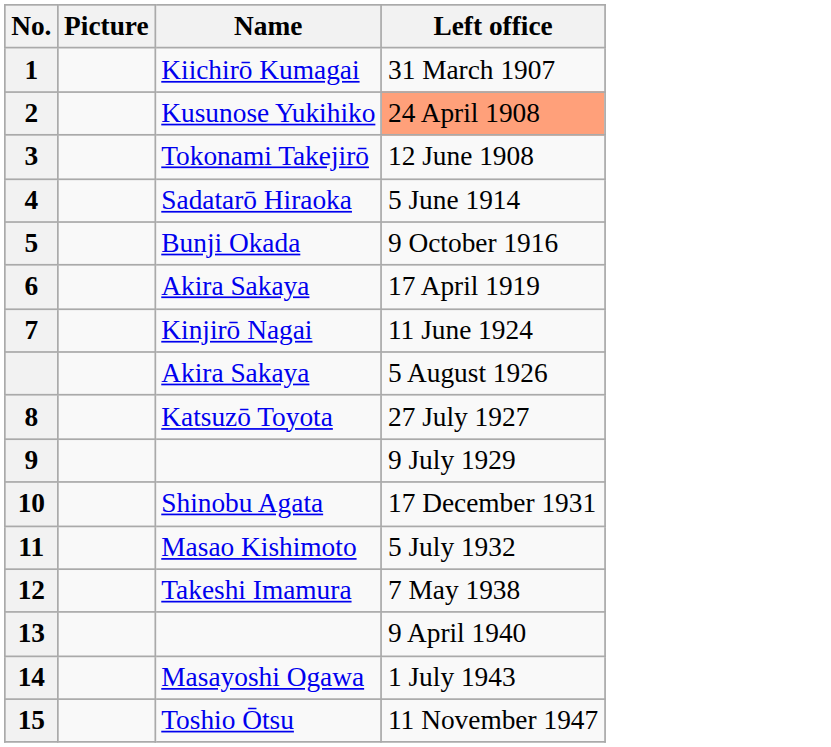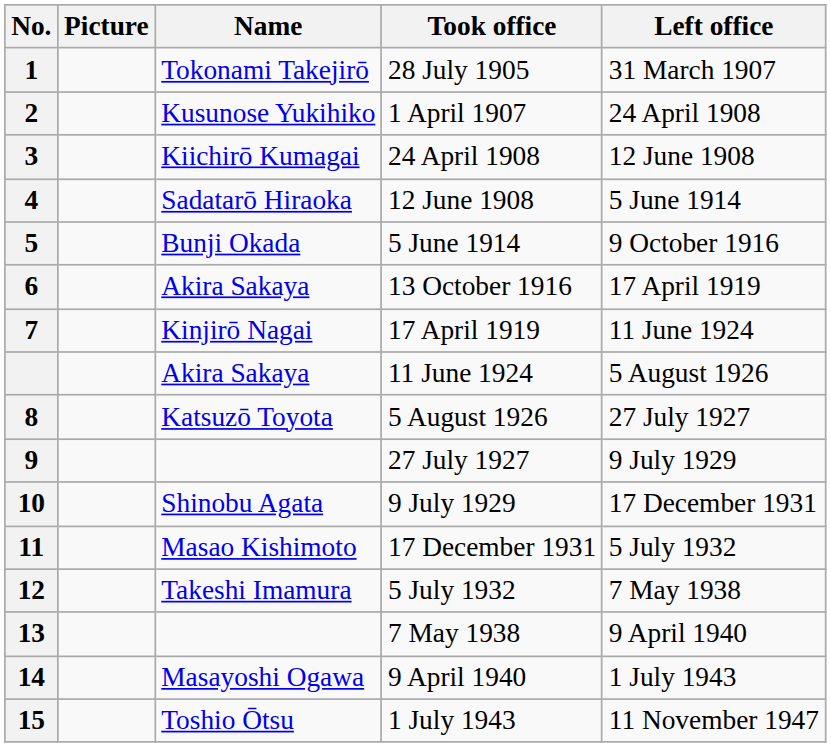+ column: (492, 26)
(260, 69) Kiichirō Kumagai -> (265, 69) Tokonami Takejirō
(464, 112) lightsalmon background -> (685, 112) no background
(265, 156) Tokonami Takejirō -> (260, 156) Kiichirō Kumagai
